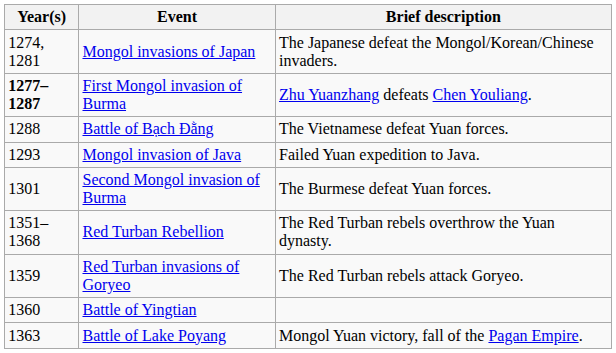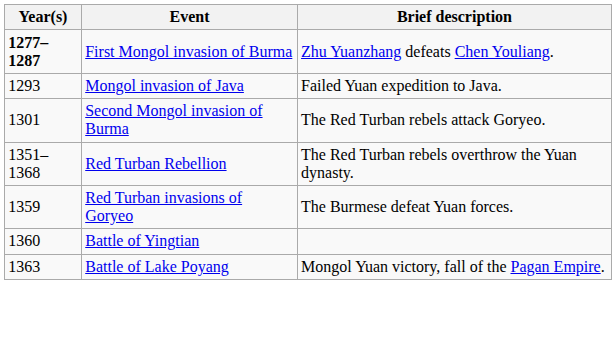- row: (169, 51)
- row: (148, 129)
(385, 189) The Burmese defeat Yuan forces. -> (423, 120) The Red Turban rebels attack Goryeo.
(401, 275) The Red Turban rebels attack Goryeo. -> (407, 207) The Burmese defeat Yuan forces.
